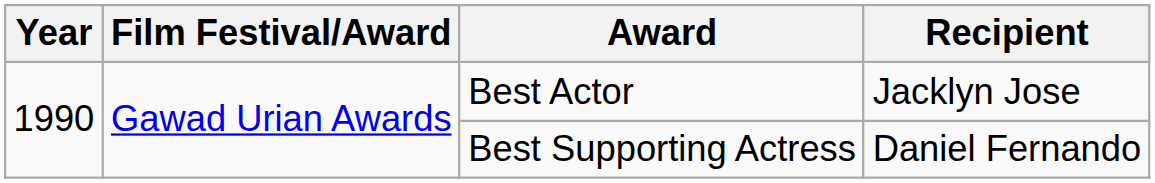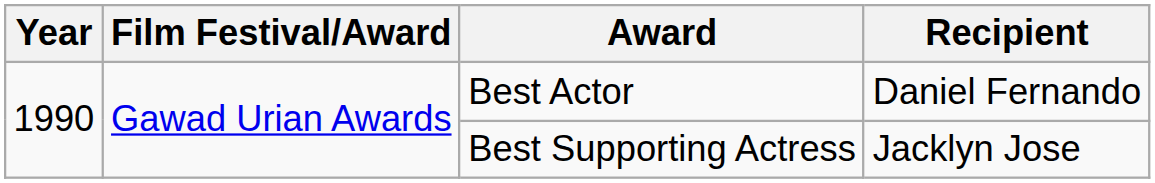(977, 90) Jacklyn Jose -> (1007, 90) Daniel Fernando
(1007, 148) Daniel Fernando -> (977, 148) Jacklyn Jose
